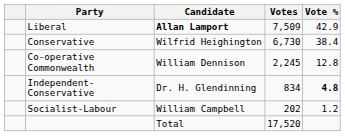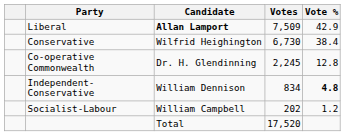(201, 62) William Dennison -> (206, 62) Dr. H. Glendinning
(206, 88) Dr. H. Glendinning -> (201, 88) William Dennison
